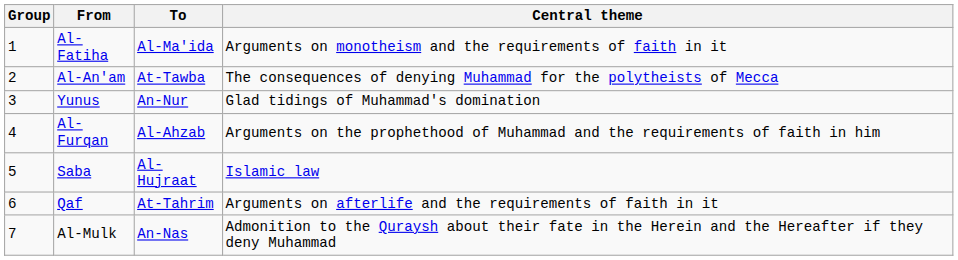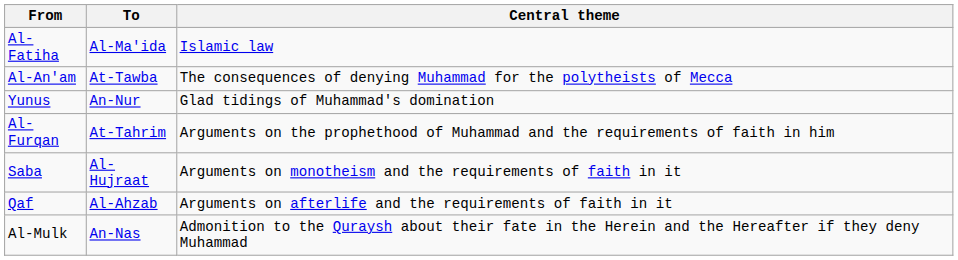- column: (29, 16)
(476, 47) Arguments on monotheism and the requirements of faith in it -> (226, 47) Islamic law
(171, 133) Al-Ahzab -> (128, 133) At-Tahrim
(272, 172) Islamic law -> (431, 172) Arguments on monotheism and the requirements of faith in it
(175, 204) At-Tahrim -> (124, 204) Al-Ahzab
